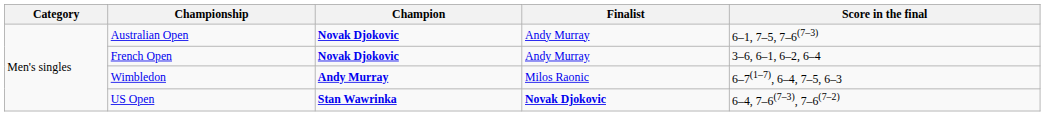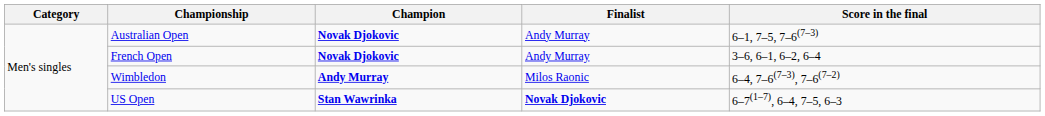(787, 77) 6–7(1–7), 6–4, 7–5, 6–3 -> (786, 77) 6–4, 7–6(7–3), 7–6(7–2)
(786, 100) 6–4, 7–6(7–3), 7–6(7–2) -> (787, 100) 6–7(1–7), 6–4, 7–5, 6–3
